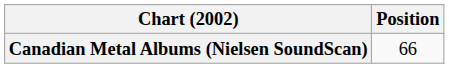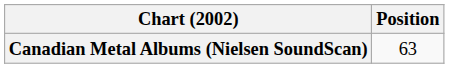(408, 48) 66 -> (408, 48) 63
